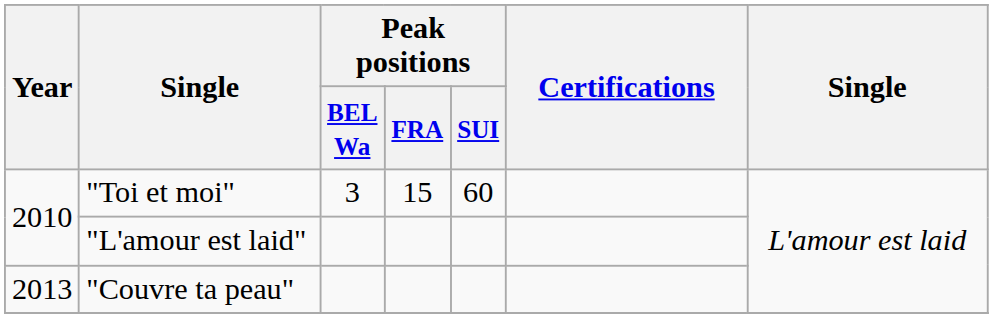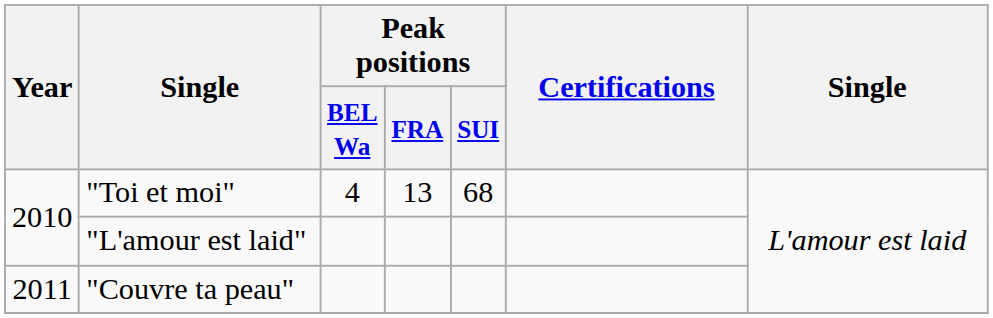(352, 192) 3 -> (352, 192) 4
(417, 192) 15 -> (417, 192) 13
(478, 192) 60 -> (478, 192) 68
(42, 288) 2013 -> (42, 288) 2011
